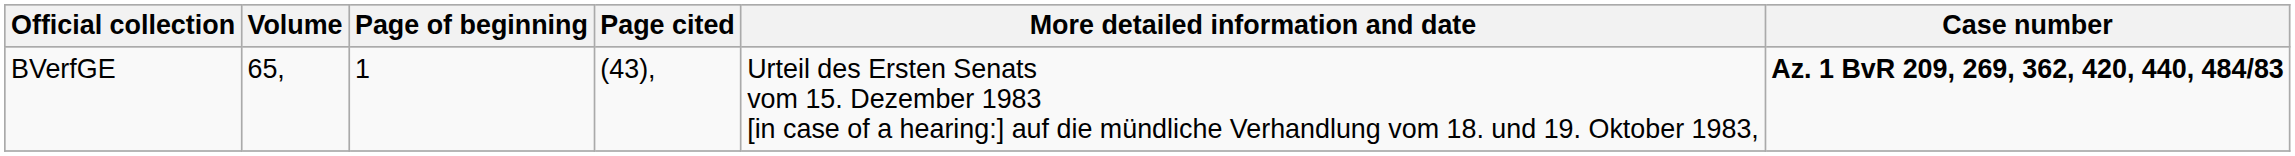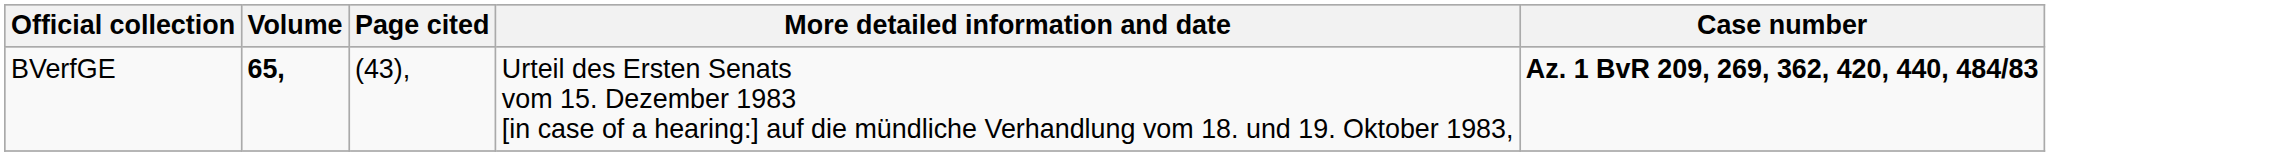- column: (471, 25)
(266, 68) normal -> (266, 68) bold
